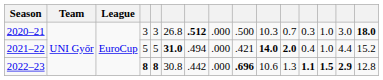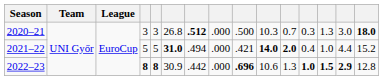(327, 31) 1.0 -> (327, 31) 1.3
(173, 66) 30.8 -> (173, 66) 30.9
(308, 66) 1.1 -> (308, 66) 1.0
